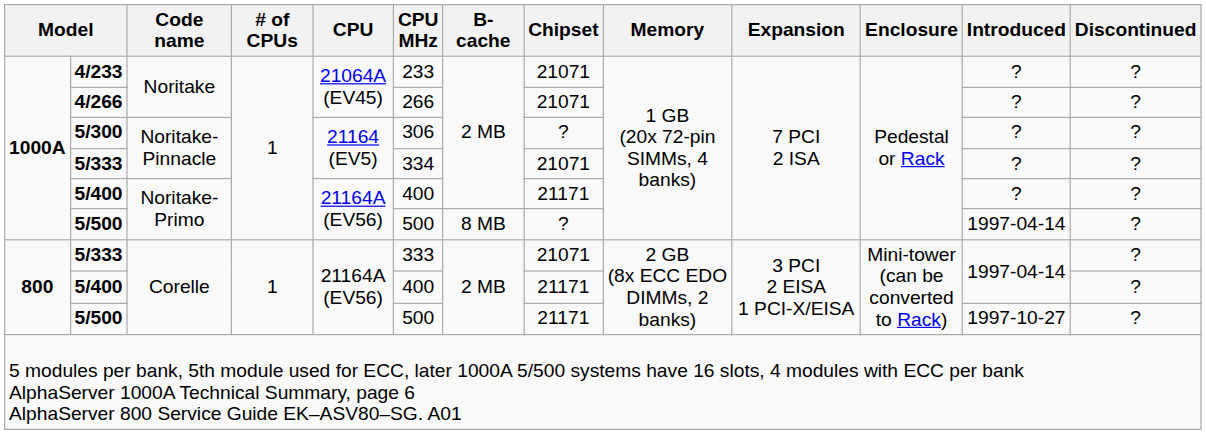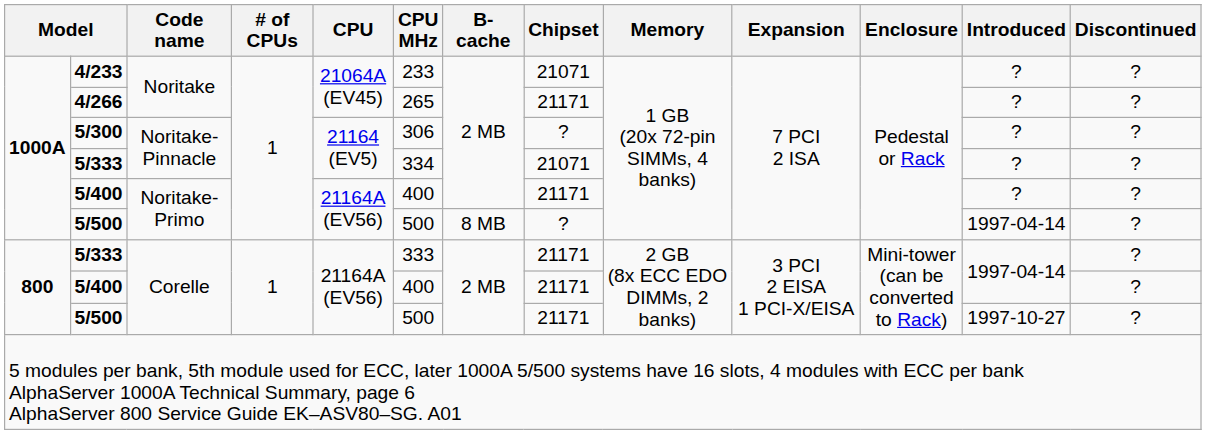(418, 102) 266 -> (418, 102) 265
(563, 102) 21071 -> (563, 102) 21171
(563, 255) 21071 -> (563, 255) 21171
